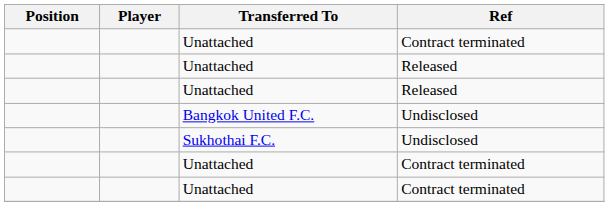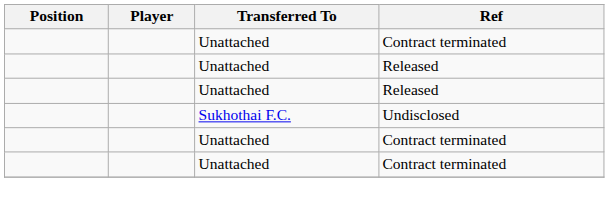- row: (248, 115)
